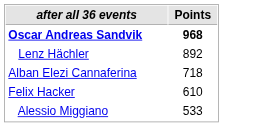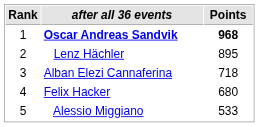+ column: (23, 15)
(193, 54) 892 -> (228, 54) 895
(193, 92) 610 -> (228, 92) 680
